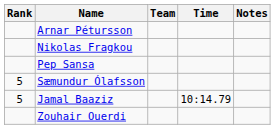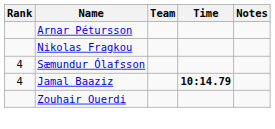- row: (66, 64)
(20, 82) 5 -> (20, 64) 4
(20, 99) 5 -> (20, 82) 4
(206, 99) normal -> (206, 82) bold
